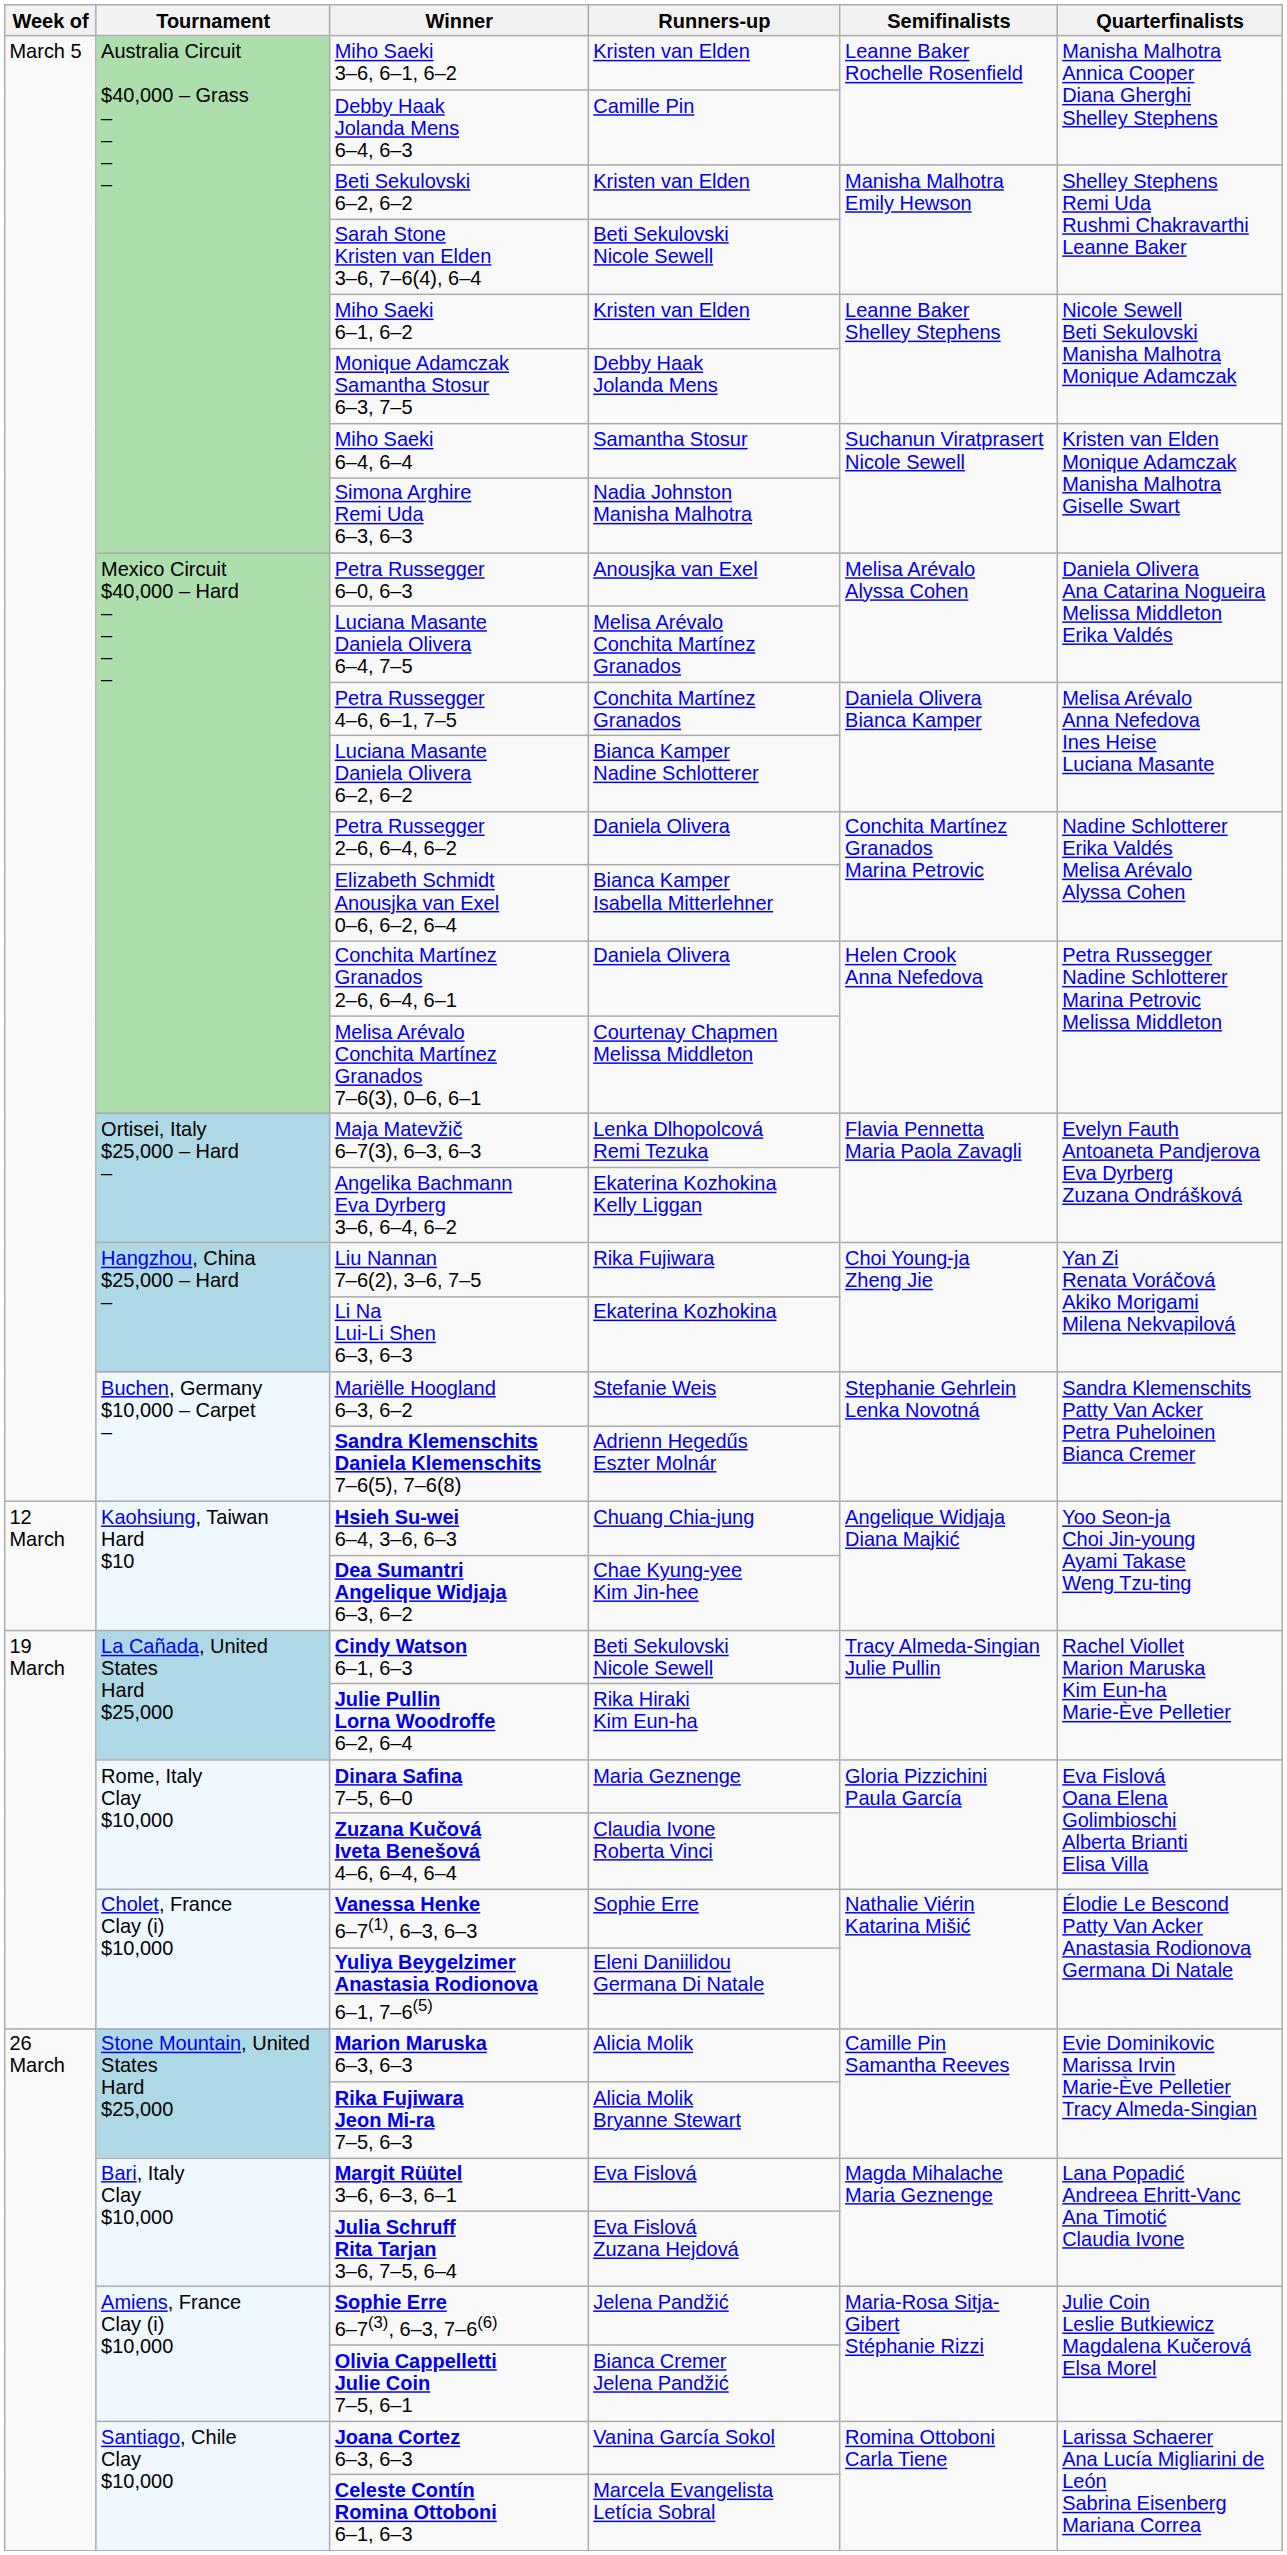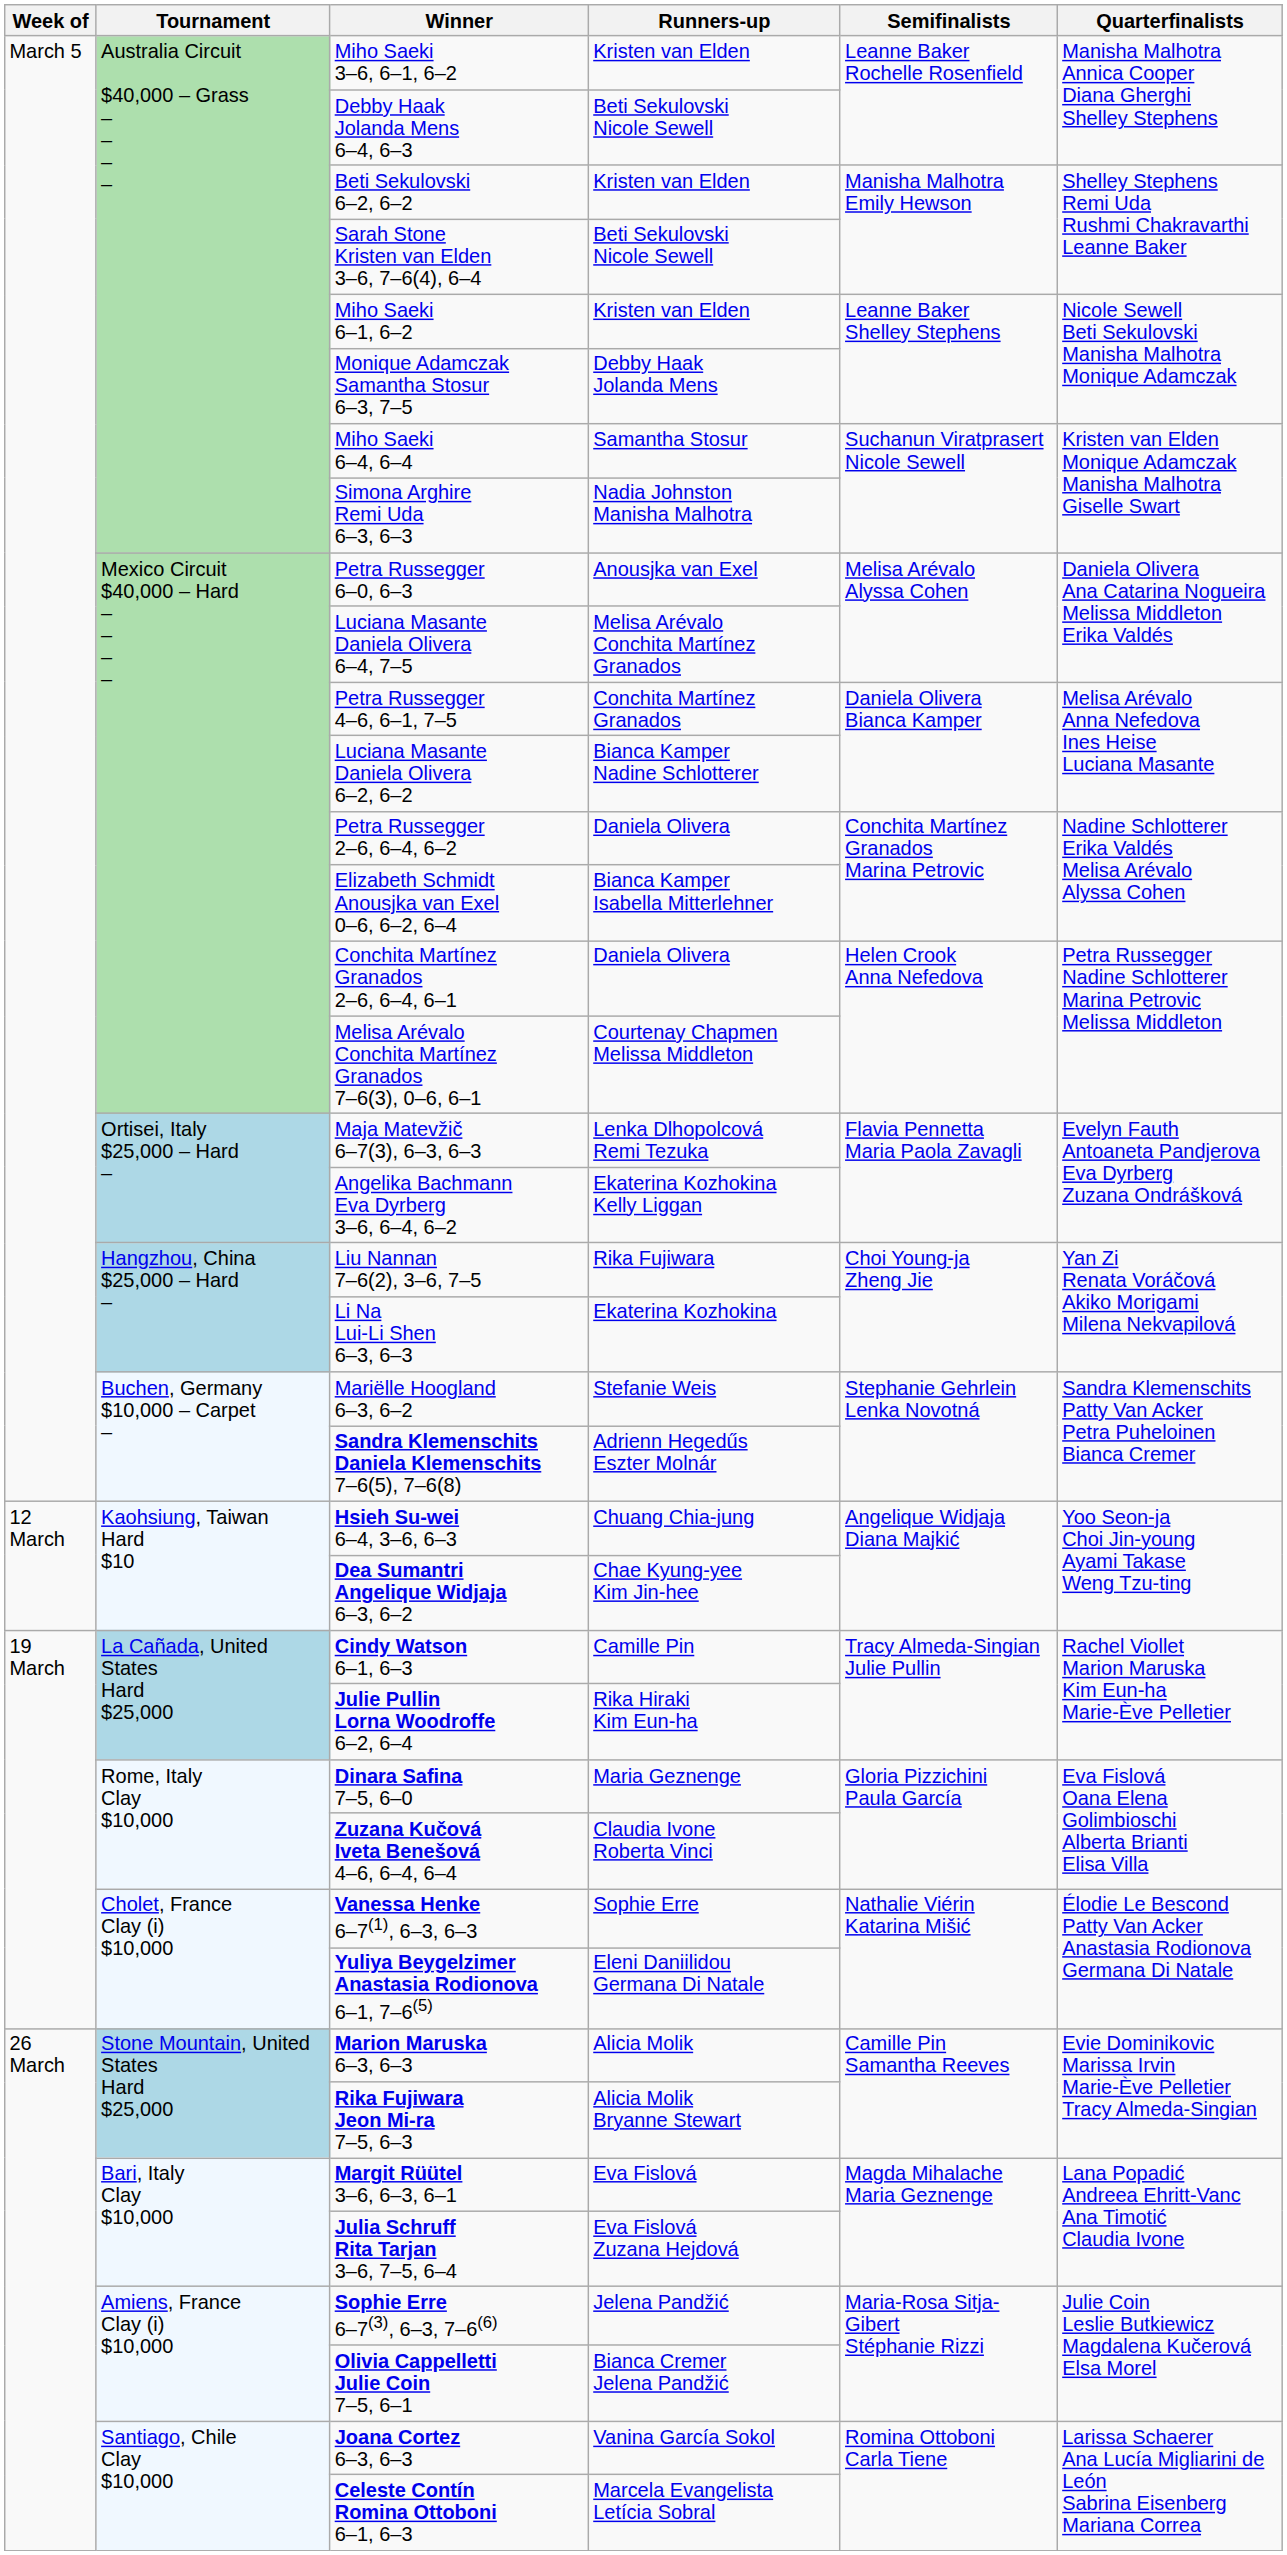(644, 105) Camille Pin -> (661, 116) Beti Sekulovski Nicole Sewell
(661, 1657) Beti Sekulovski Nicole Sewell -> (644, 1646) Camille Pin
